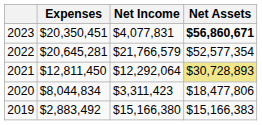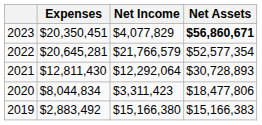(144, 33) $4,077,831 -> (144, 33) $4,077,829
(73, 71) $12,811,450 -> (73, 71) $12,811,430
(220, 71) khaki background -> (220, 71) no background
